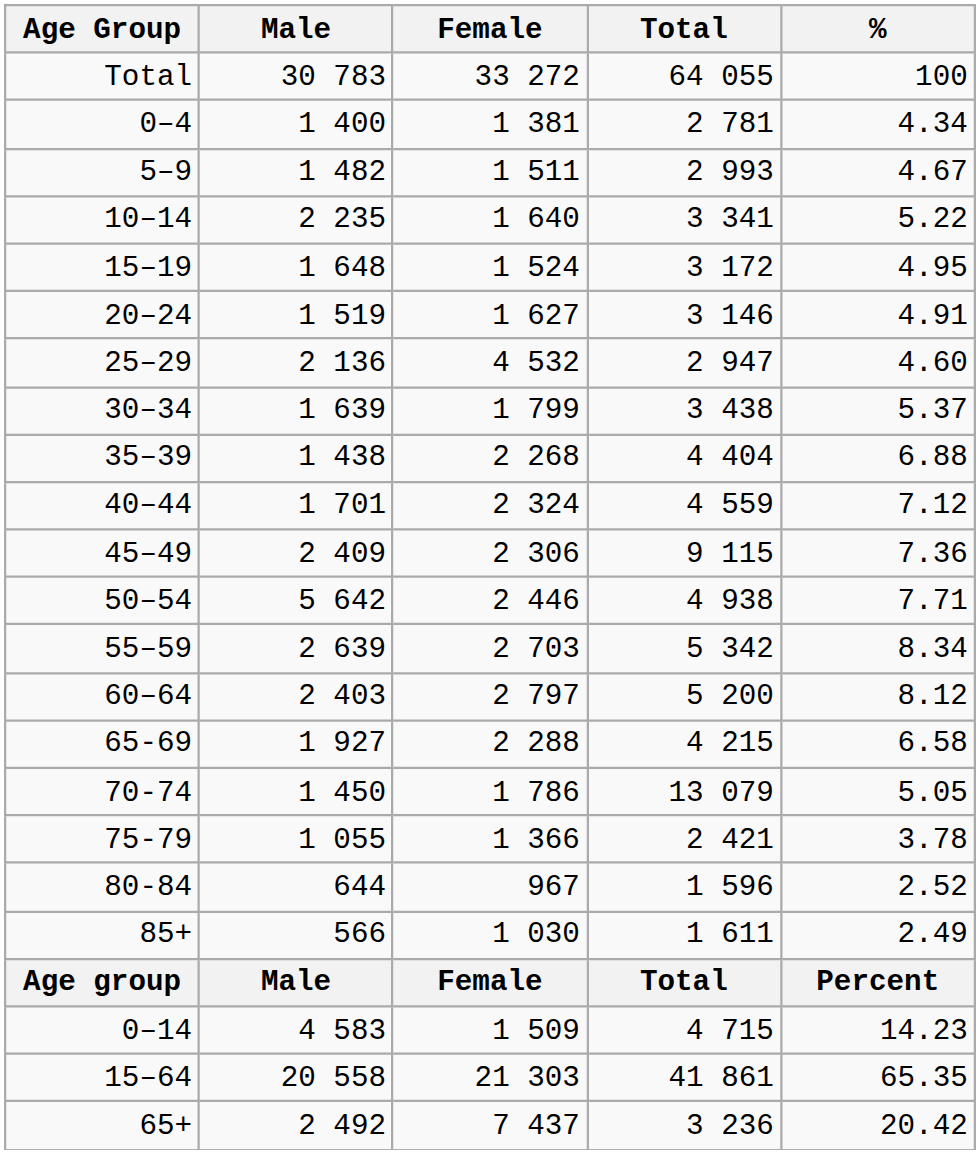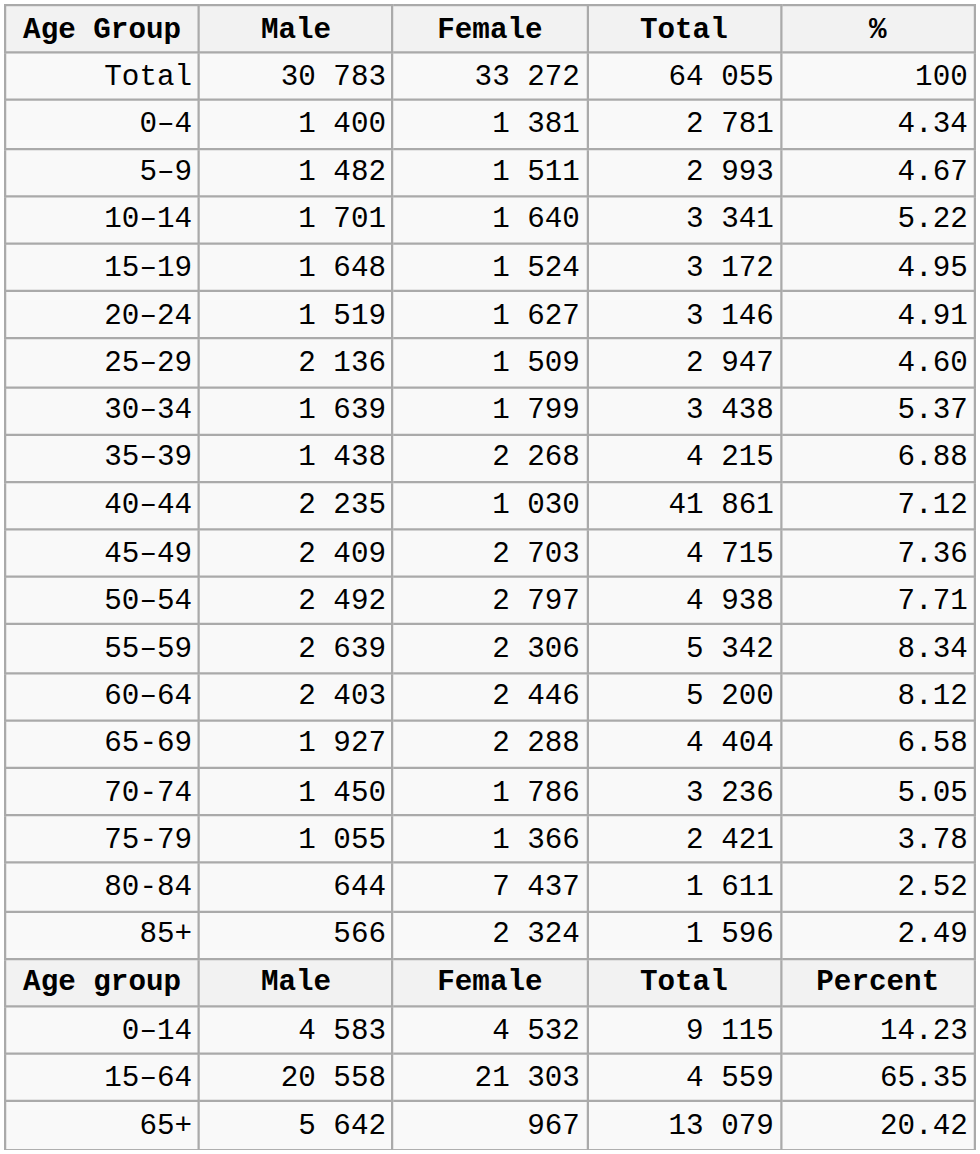(342, 220) 2 235 -> (342, 220) 1 701
(536, 363) 4 532 -> (536, 363) 1 509
(730, 458) 4 404 -> (730, 458) 4 215
(342, 506) 1 701 -> (342, 506) 2 235
(536, 506) 2 324 -> (536, 506) 1 030
(730, 506) 4 559 -> (721, 506) 41 861
(536, 553) 2 306 -> (536, 553) 2 703
(730, 553) 9 115 -> (730, 553) 4 715
(342, 601) 5 642 -> (342, 601) 2 492
(536, 601) 2 446 -> (536, 601) 2 797
(536, 649) 2 703 -> (536, 649) 2 306
(536, 696) 2 797 -> (536, 696) 2 446
(730, 744) 4 215 -> (730, 744) 4 404
(721, 792) 13 079 -> (730, 792) 3 236
(554, 887) 967 -> (536, 887) 7 437
(730, 887) 1 596 -> (730, 887) 1 611
(536, 935) 1 030 -> (536, 935) 2 324
(730, 935) 1 611 -> (730, 935) 1 596
(536, 1030) 1 509 -> (536, 1030) 4 532
(730, 1030) 4 715 -> (730, 1030) 9 115
(721, 1078) 41 861 -> (730, 1078) 4 559
(342, 1125) 2 492 -> (342, 1125) 5 642
(536, 1125) 7 437 -> (554, 1125) 967
(730, 1125) 3 236 -> (721, 1125) 13 079
